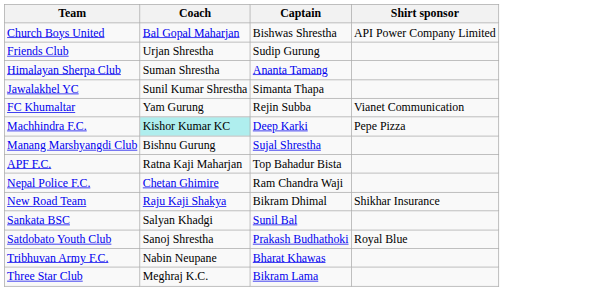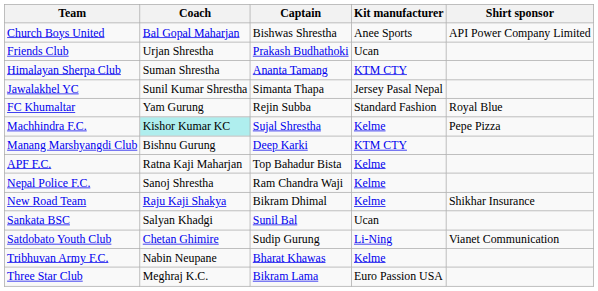+ column: (399, 13)
(286, 51) Sudip Gurung -> (301, 51) Prakash Budhathoki
(409, 107) Vianet Communication -> (476, 107) Royal Blue
(280, 126) Deep Karki -> (287, 126) Sujal Shrestha
(287, 145) Sujal Shrestha -> (280, 145) Deep Karki
(181, 182) Chetan Ghimire -> (178, 182) Sanoj Shrestha
(178, 239) Sanoj Shrestha -> (181, 239) Chetan Ghimire
(301, 239) Prakash Budhathoki -> (286, 239) Sudip Gurung
(381, 239) Royal Blue -> (504, 239) Vianet Communication
